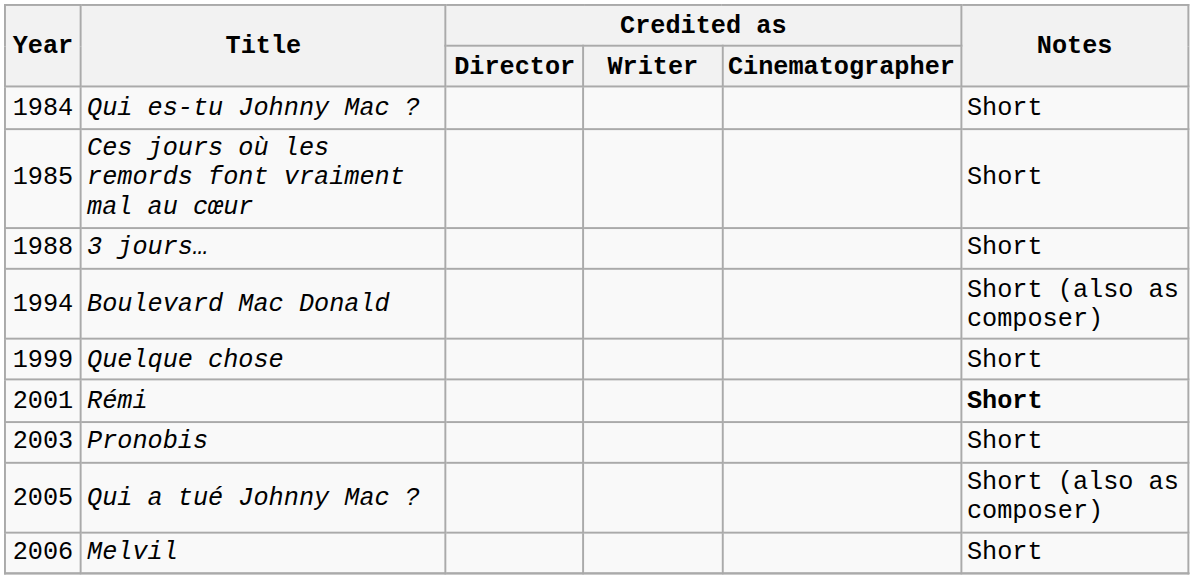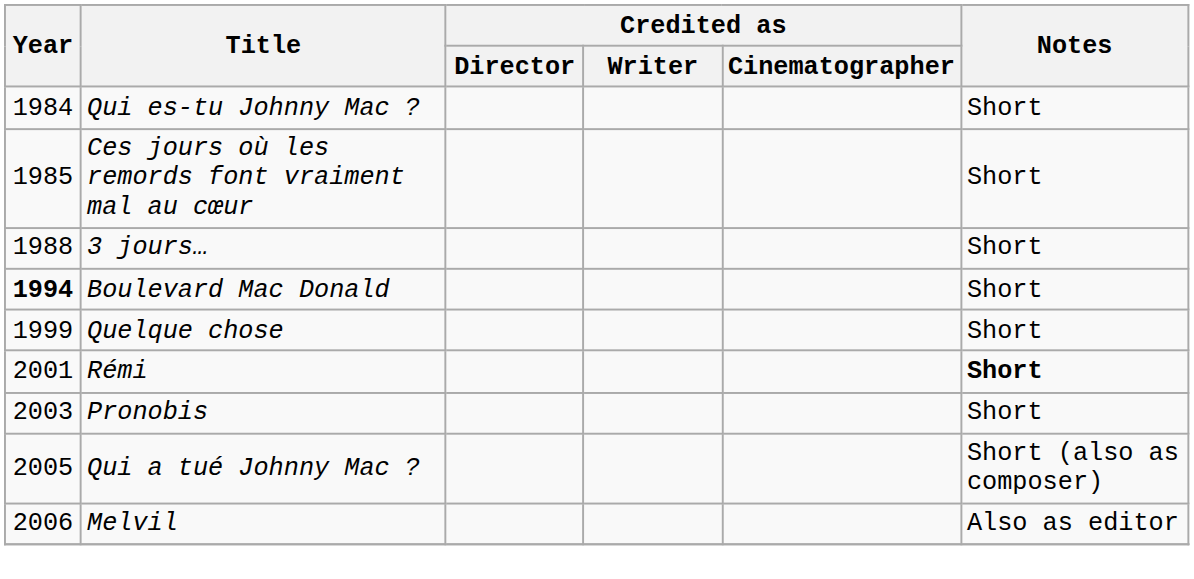(43, 304) normal -> (43, 289) bold
(1073, 304) Short (also as composer) -> (1005, 289) Short
(1005, 553) Short -> (1073, 524) Also as editor
